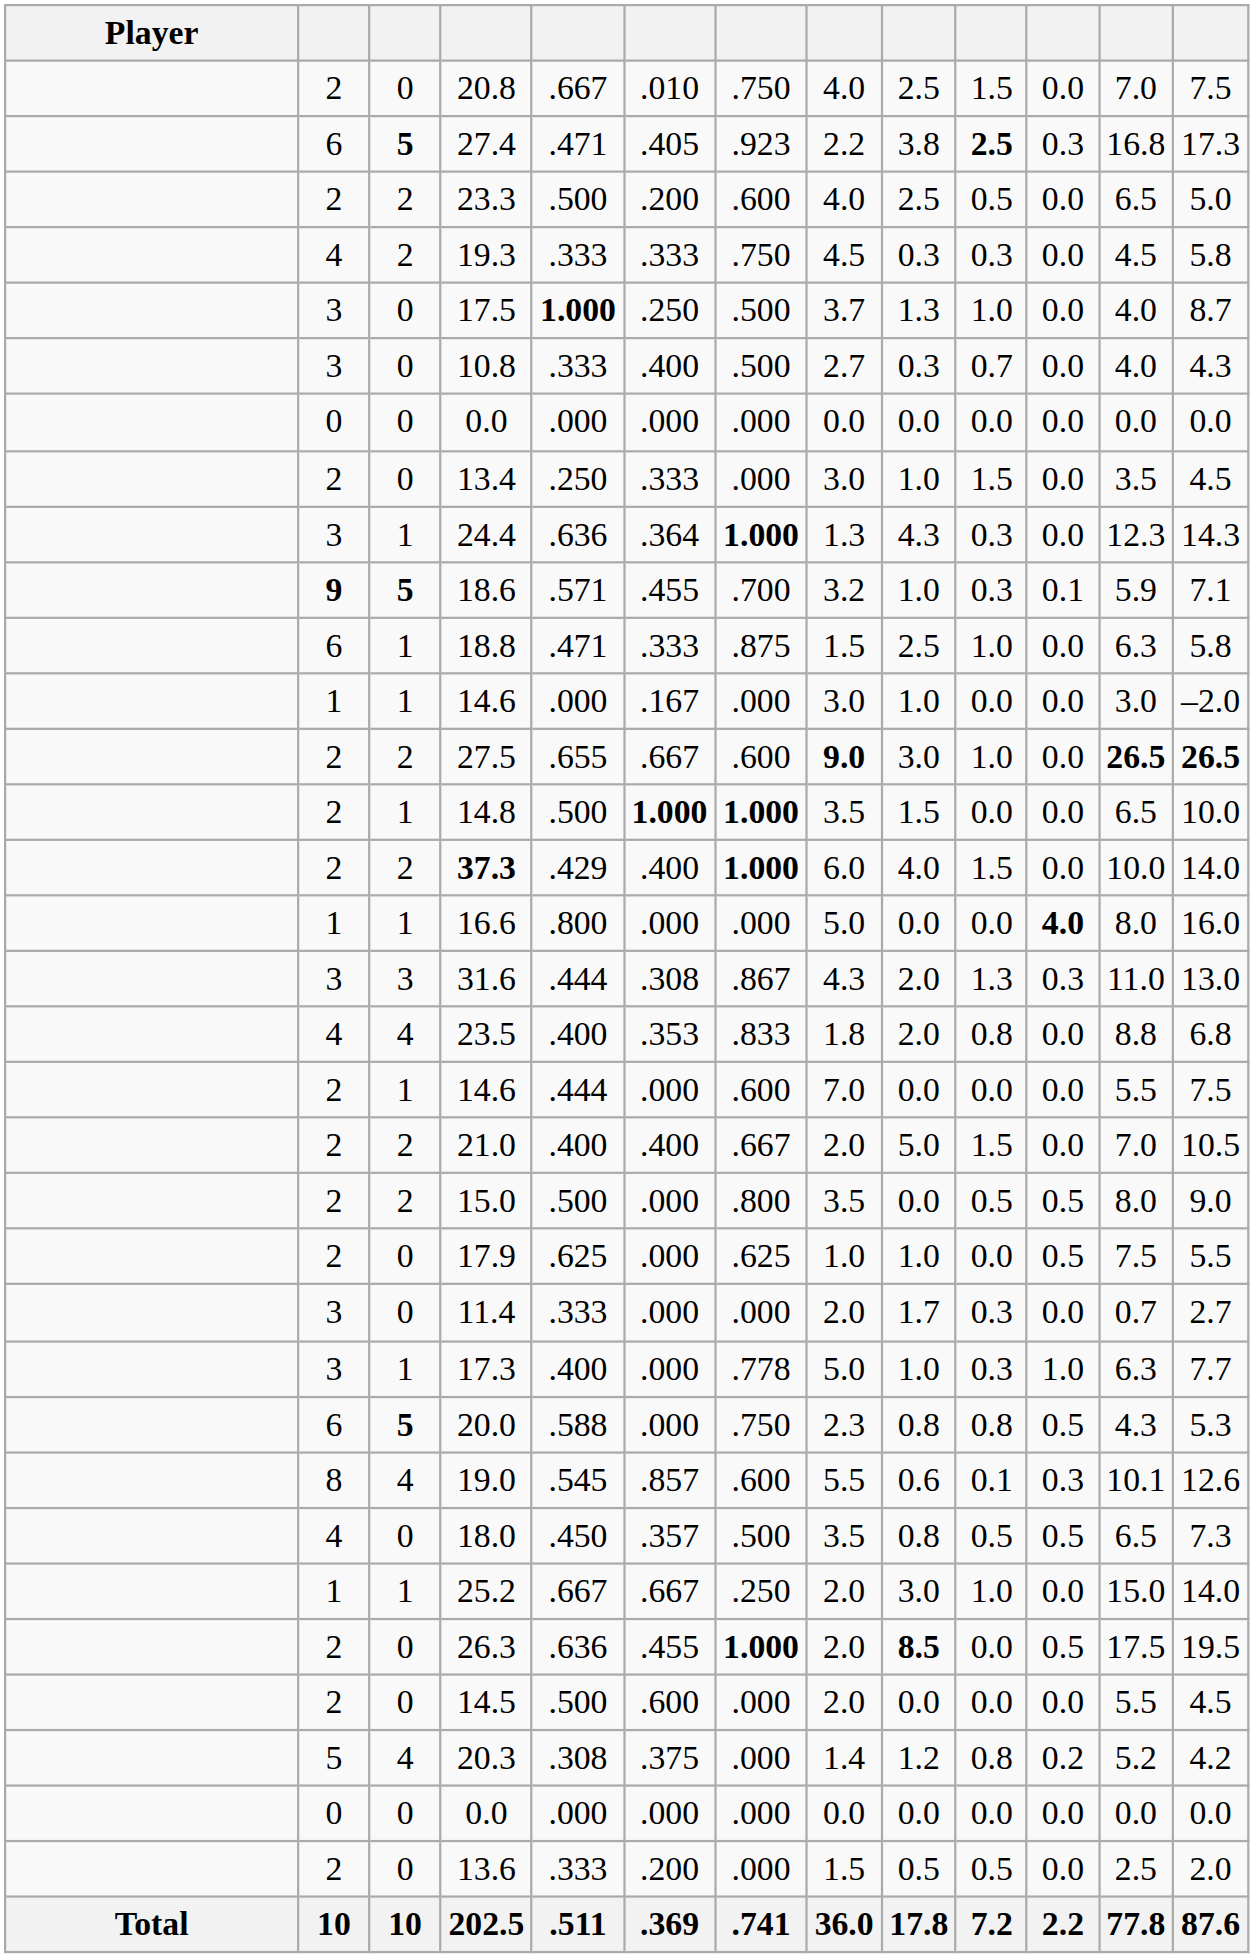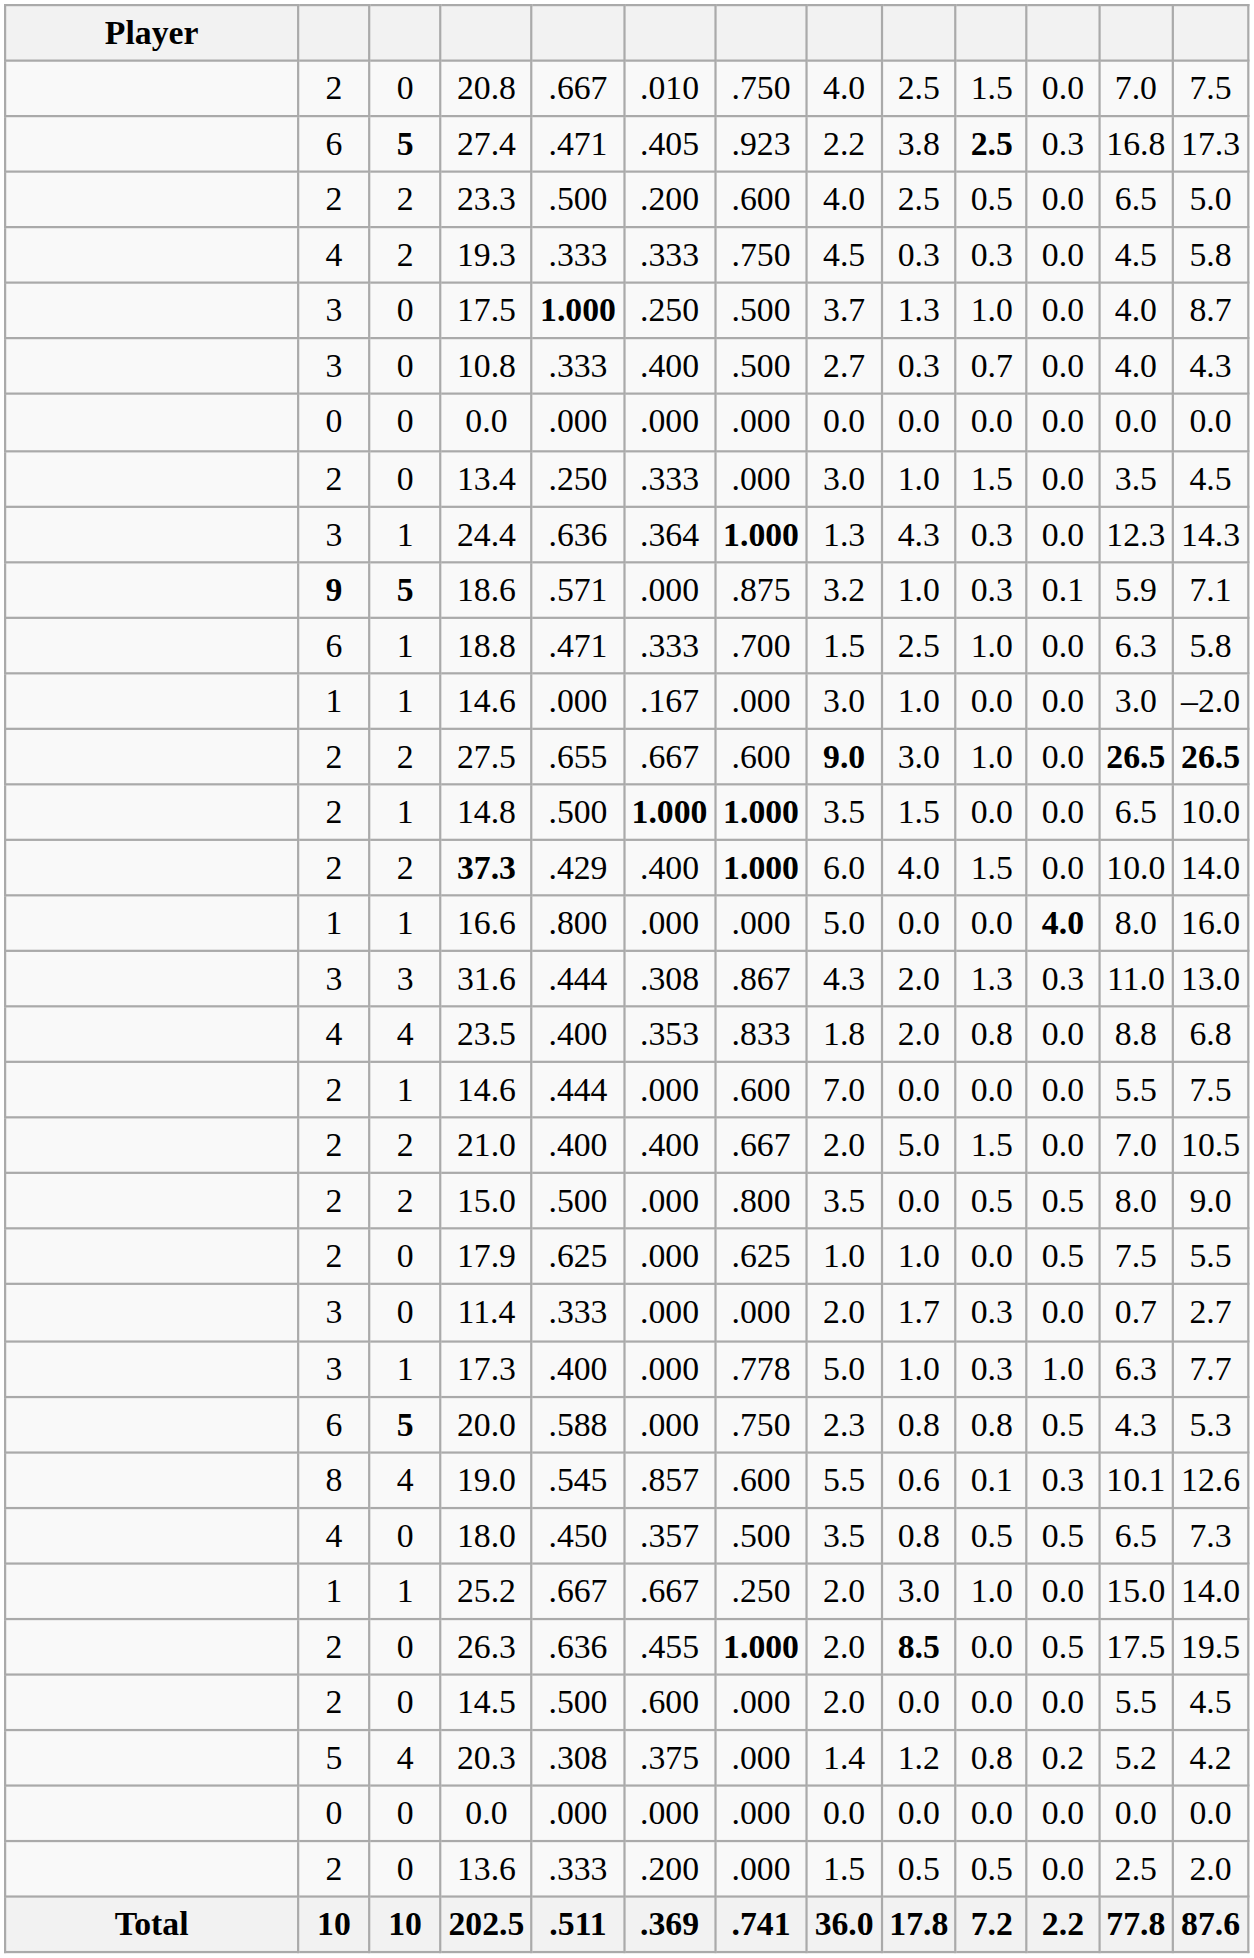(669, 588) .455 -> (669, 588) .000
(761, 588) .700 -> (761, 588) .875
(761, 644) .875 -> (761, 644) .700
